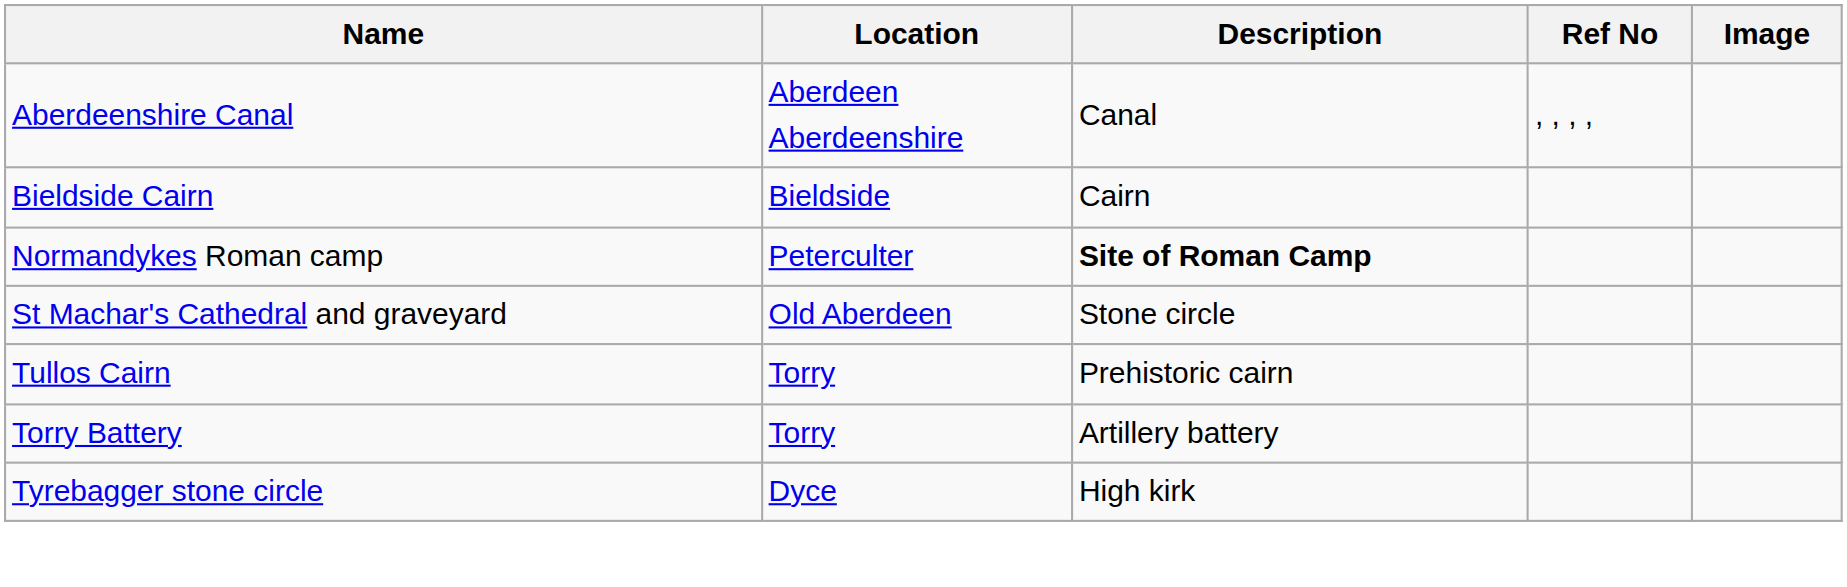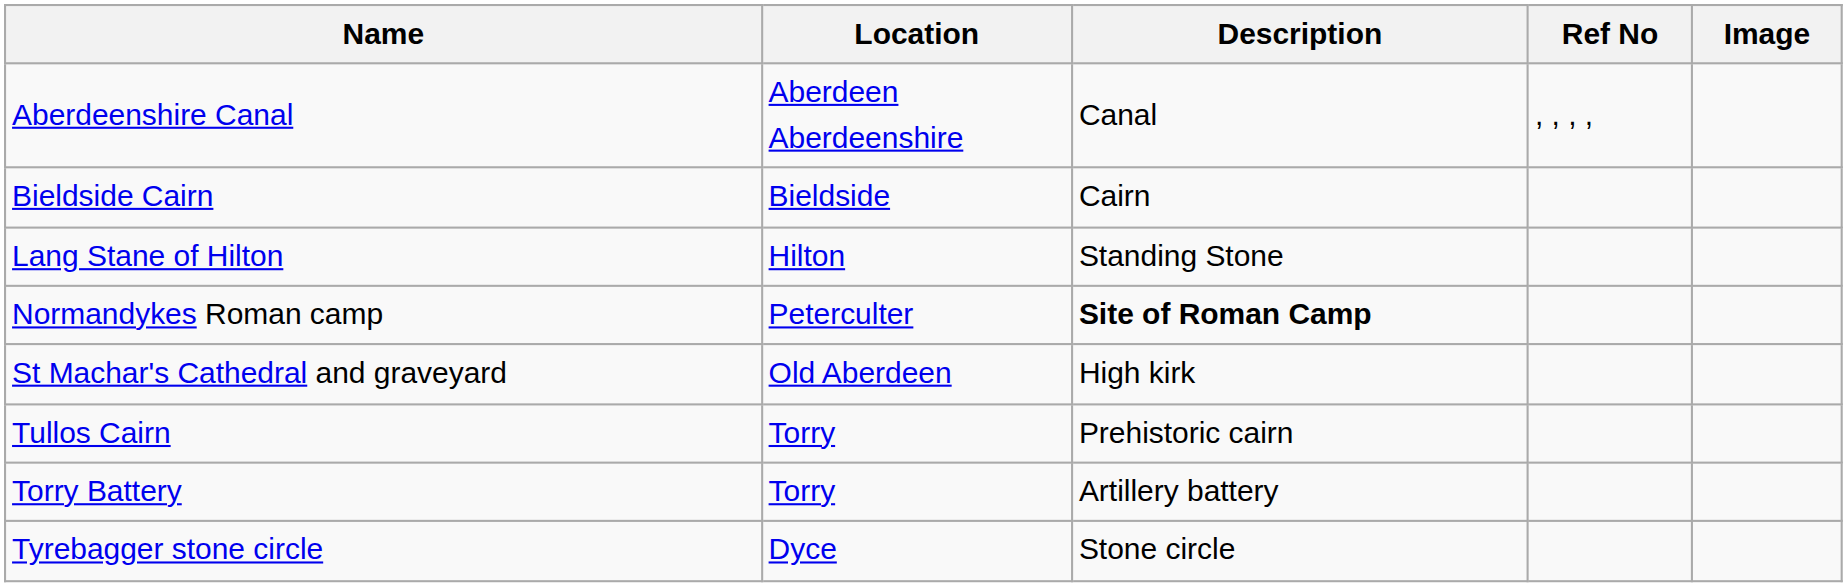+ row: (148, 255)
(1157, 314) Stone circle -> (1137, 373) High kirk
(1137, 491) High kirk -> (1157, 550) Stone circle
